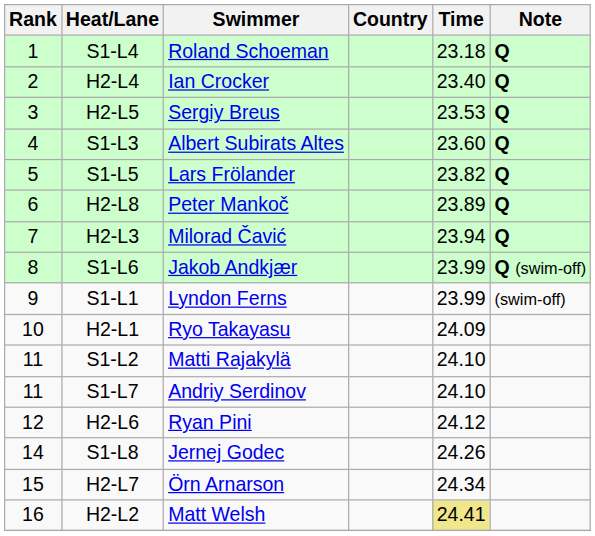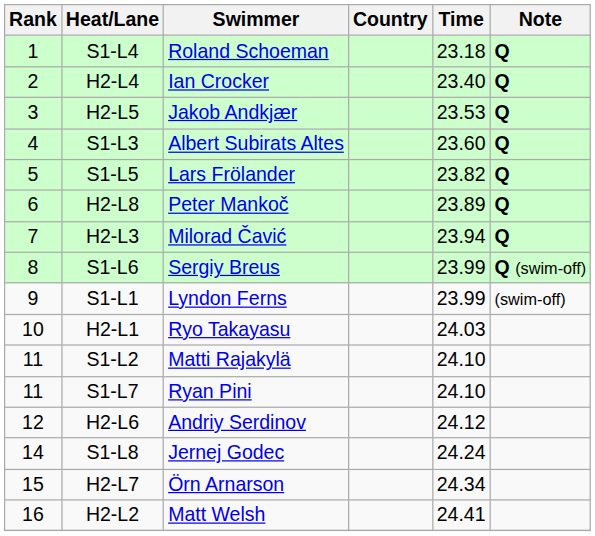(224, 112) Sergiy Breus -> (233, 112) Jakob Andkjær
(233, 267) Jakob Andkjær -> (224, 267) Sergiy Breus
(461, 329) 24.09 -> (461, 329) 24.03
(237, 391) Andriy Serdinov -> (210, 391) Ryan Pini
(210, 422) Ryan Pini -> (237, 422) Andriy Serdinov
(461, 453) 24.26 -> (461, 453) 24.24
(461, 515) khaki background -> (461, 515) no background
